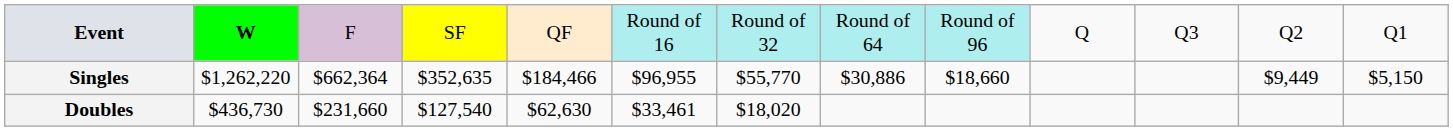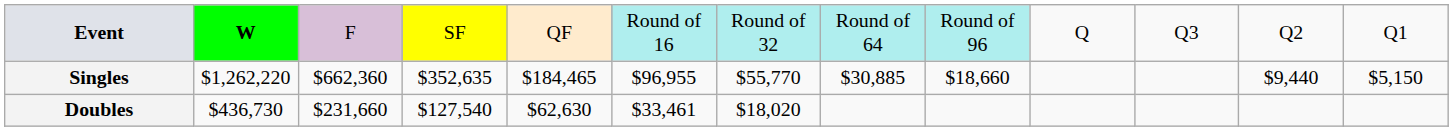(350, 77) $662,364 -> (350, 77) $662,360
(559, 77) $184,466 -> (559, 77) $184,465
(873, 77) $30,886 -> (873, 77) $30,885
(1291, 77) $9,449 -> (1291, 77) $9,440
